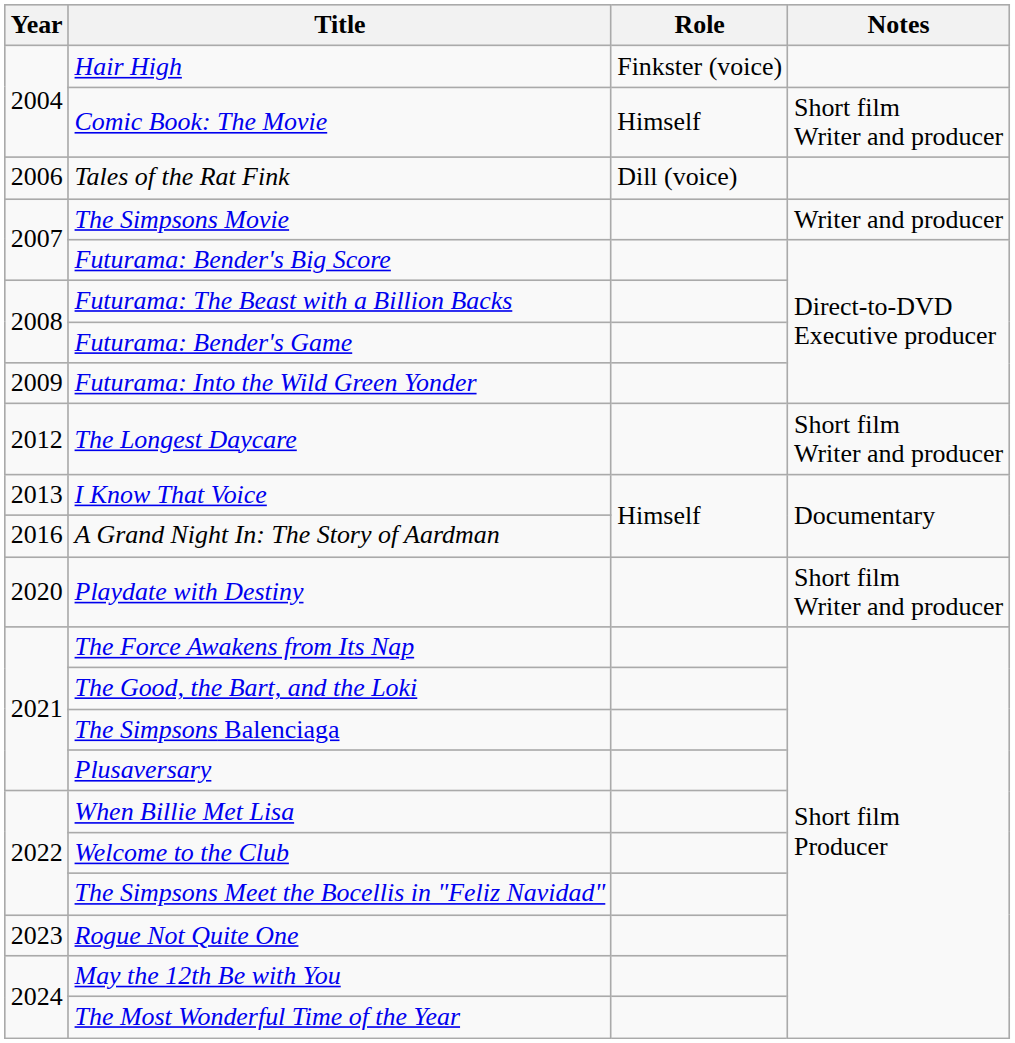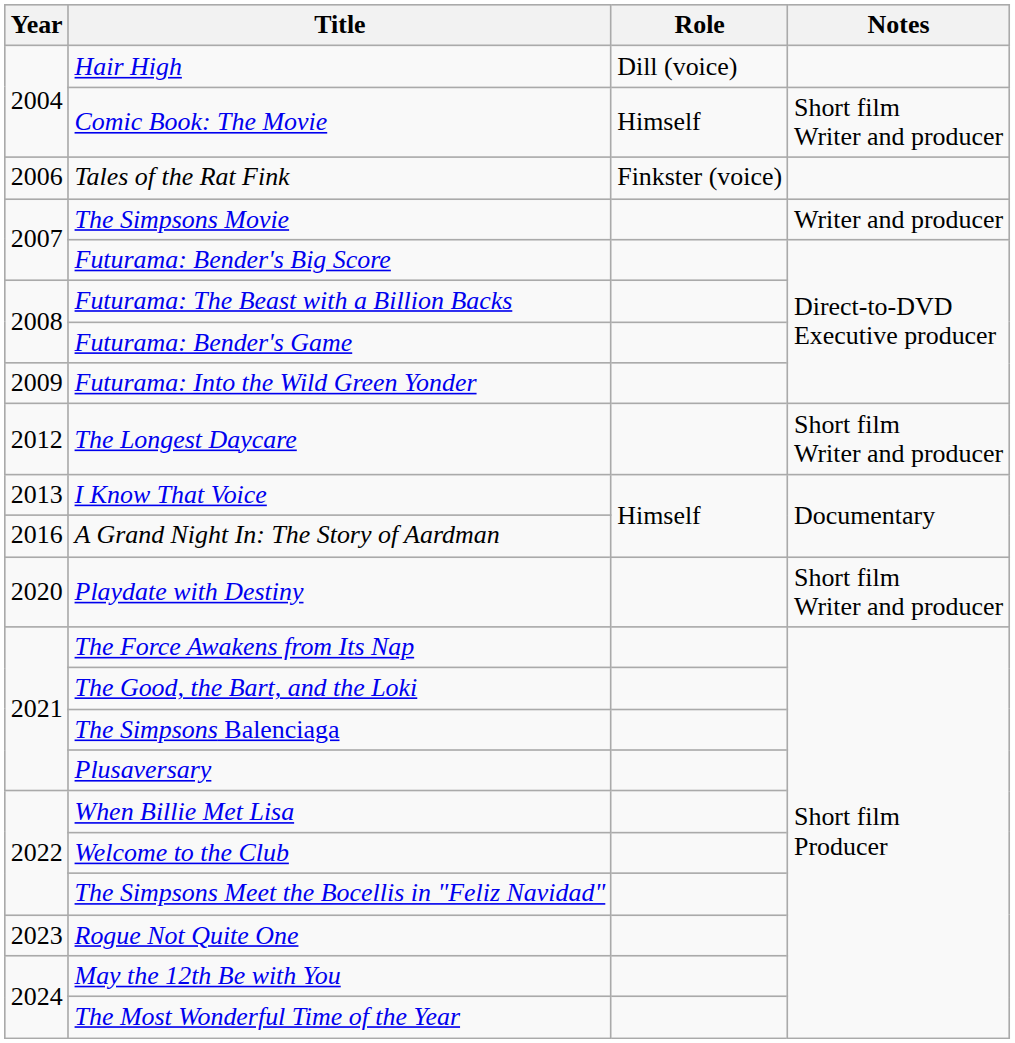(700, 66) Finkster (voice) -> (677, 66) Dill (voice)
(677, 177) Dill (voice) -> (700, 177) Finkster (voice)
